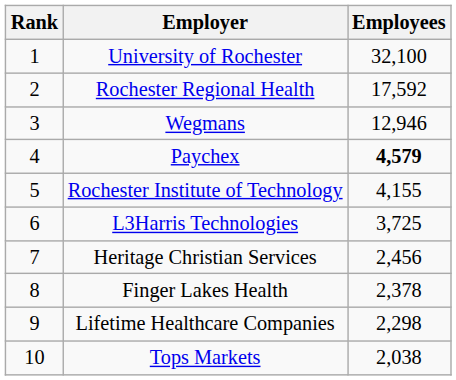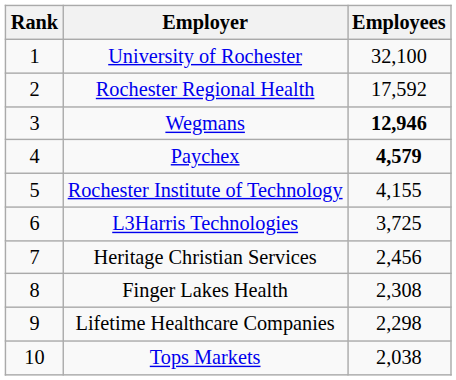(399, 122) normal -> (399, 122) bold
(399, 290) 2,378 -> (399, 290) 2,308
